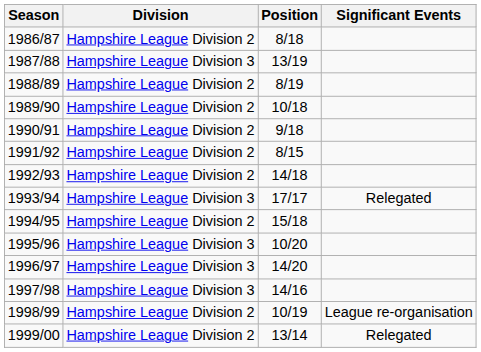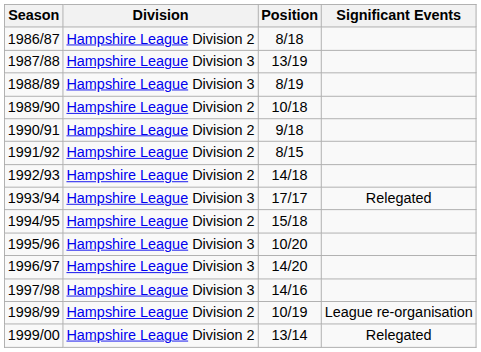(161, 84) Hampshire League Division 2 -> (161, 84) Hampshire League Division 3
